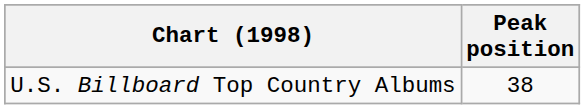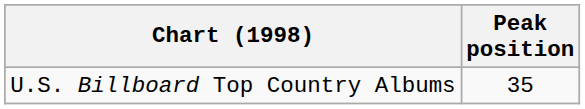(520, 86) 38 -> (520, 86) 35
